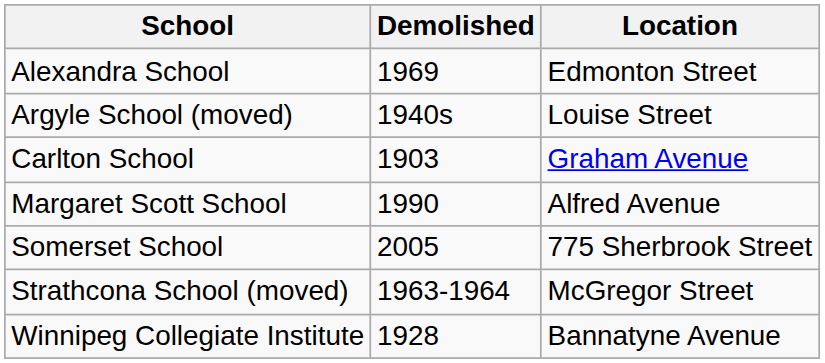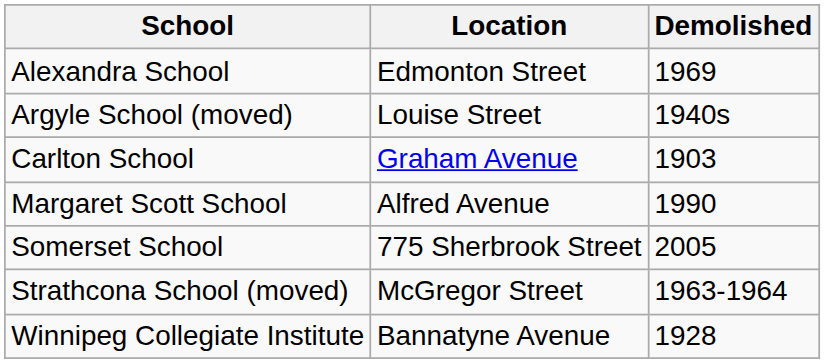columns swapped: (680, 26) <-> (456, 26)
